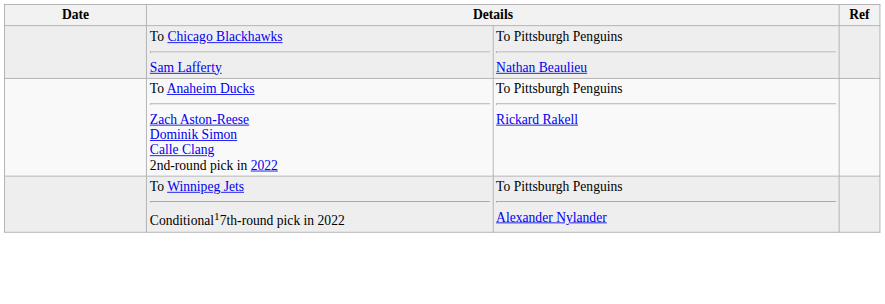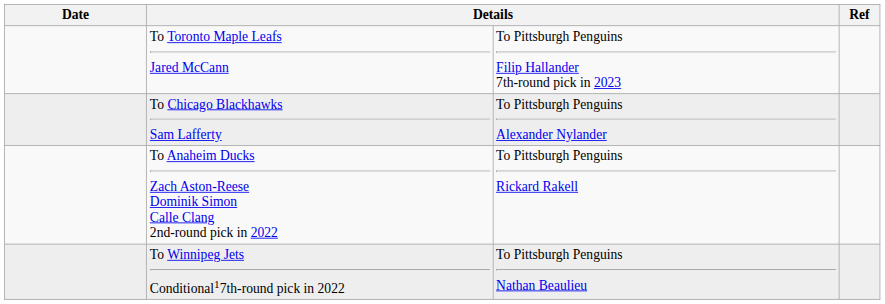+ row: (320, 52)
(666, 52) To Pittsburgh Penguins Nathan Beaulieu -> (666, 119) To Pittsburgh Penguins Alexander Nylander
(666, 202) To Pittsburgh Penguins Alexander Nylander -> (666, 269) To Pittsburgh Penguins Nathan Beaulieu
